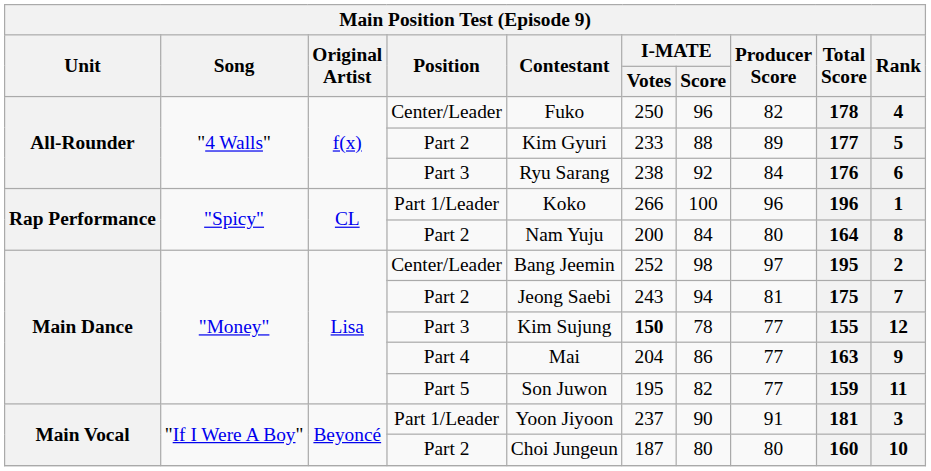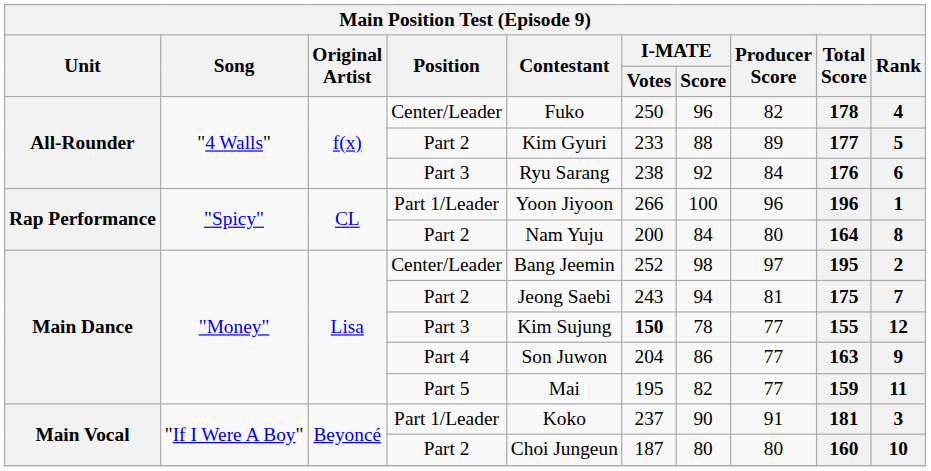(564, 204) Koko -> (564, 204) Yoon Jiyoon
(564, 357) Mai -> (564, 357) Son Juwon
(564, 388) Son Juwon -> (564, 388) Mai
(564, 419) Yoon Jiyoon -> (564, 419) Koko
